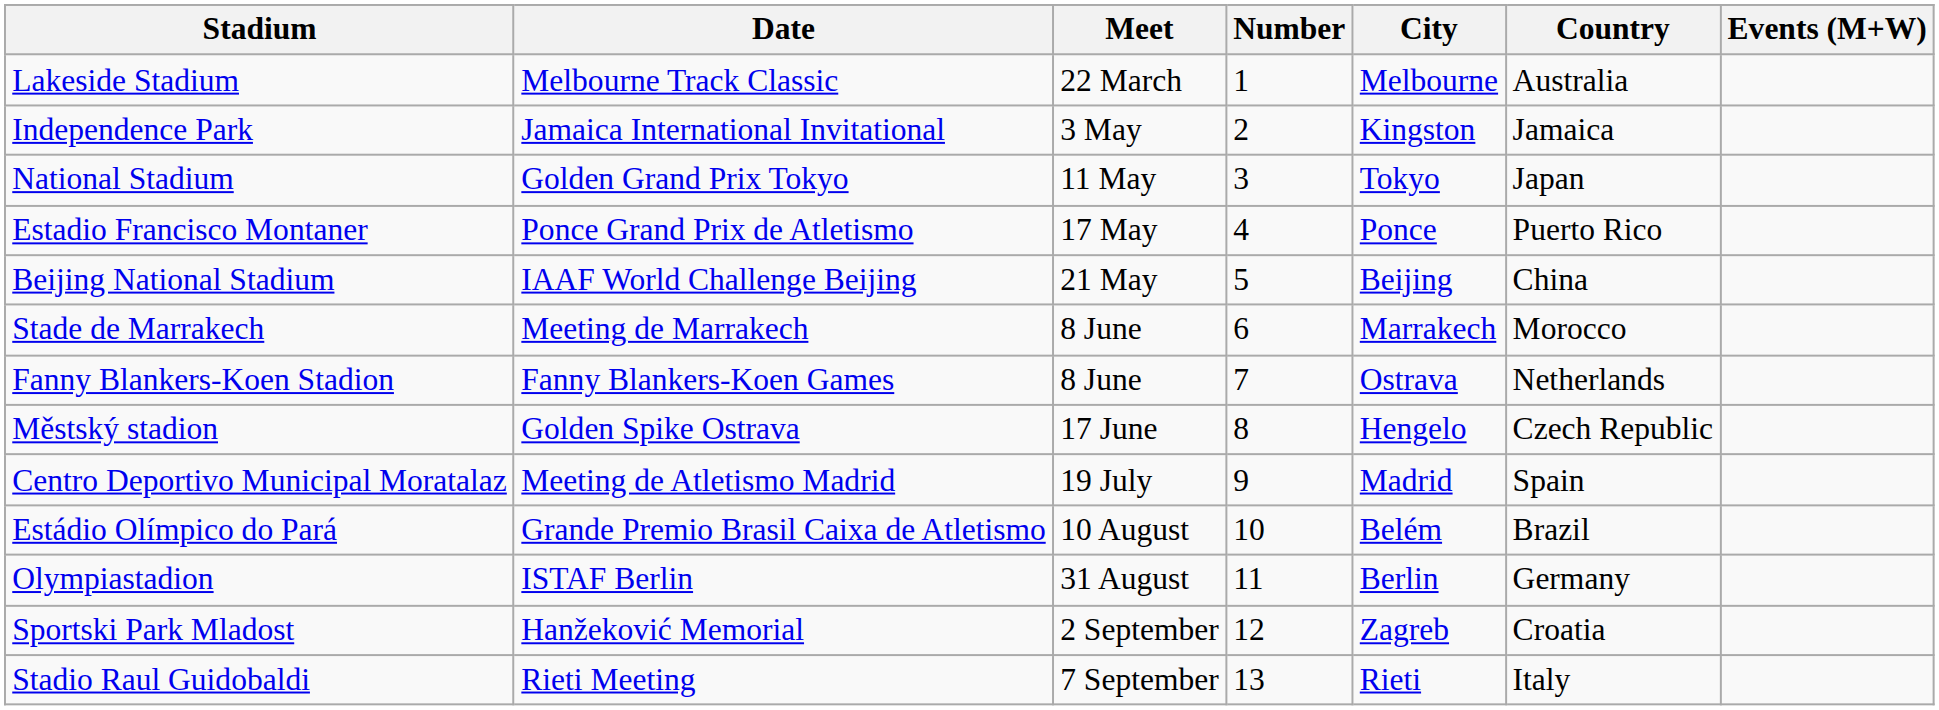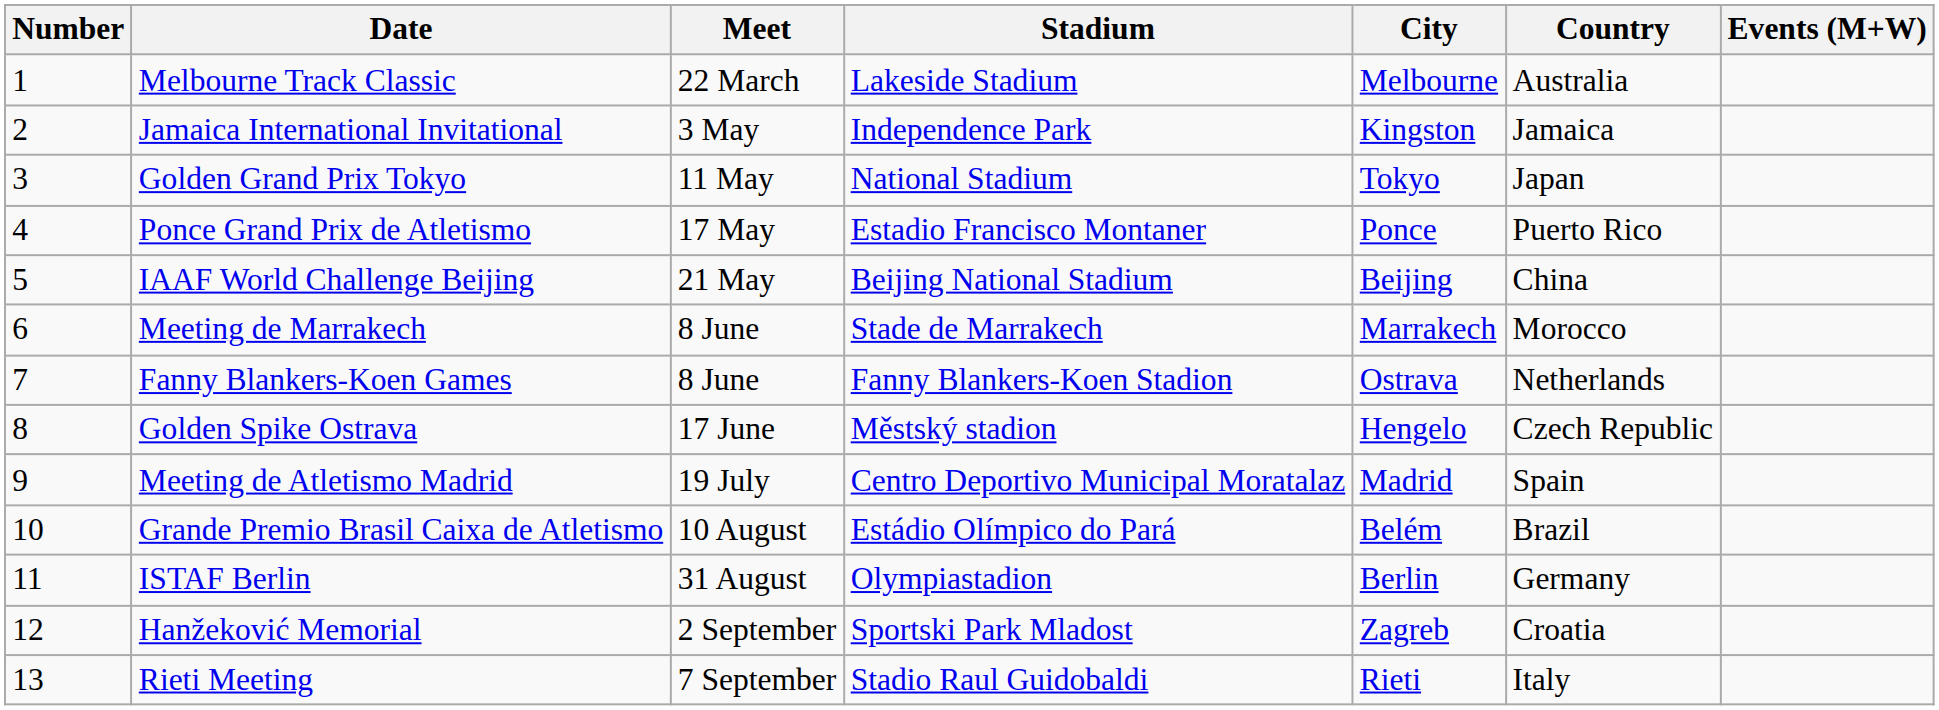columns swapped: (1289, 29) <-> (260, 29)
